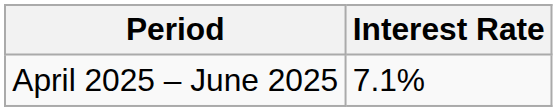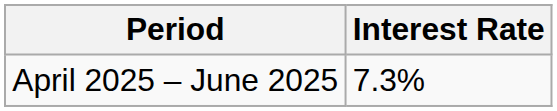(389, 79) 7.1% -> (389, 79) 7.3%
